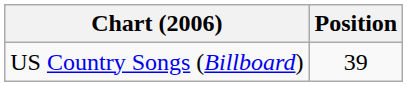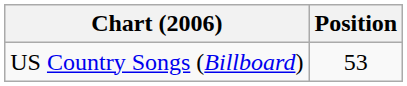(356, 61) 39 -> (356, 61) 53
